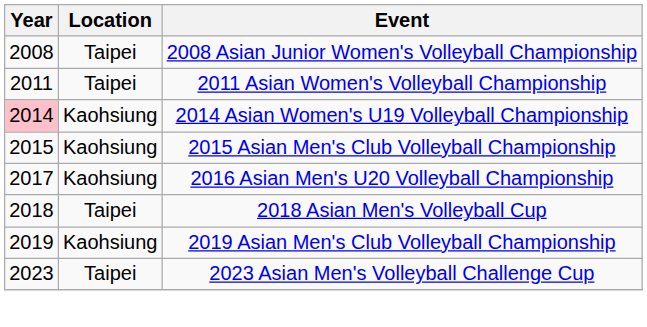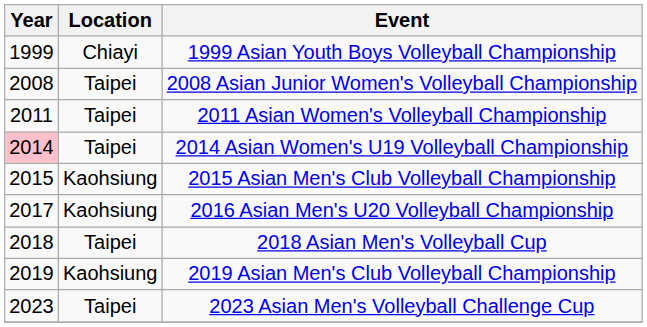+ row: (402, 52)
(110, 115) Kaohsiung -> (110, 147) Taipei
